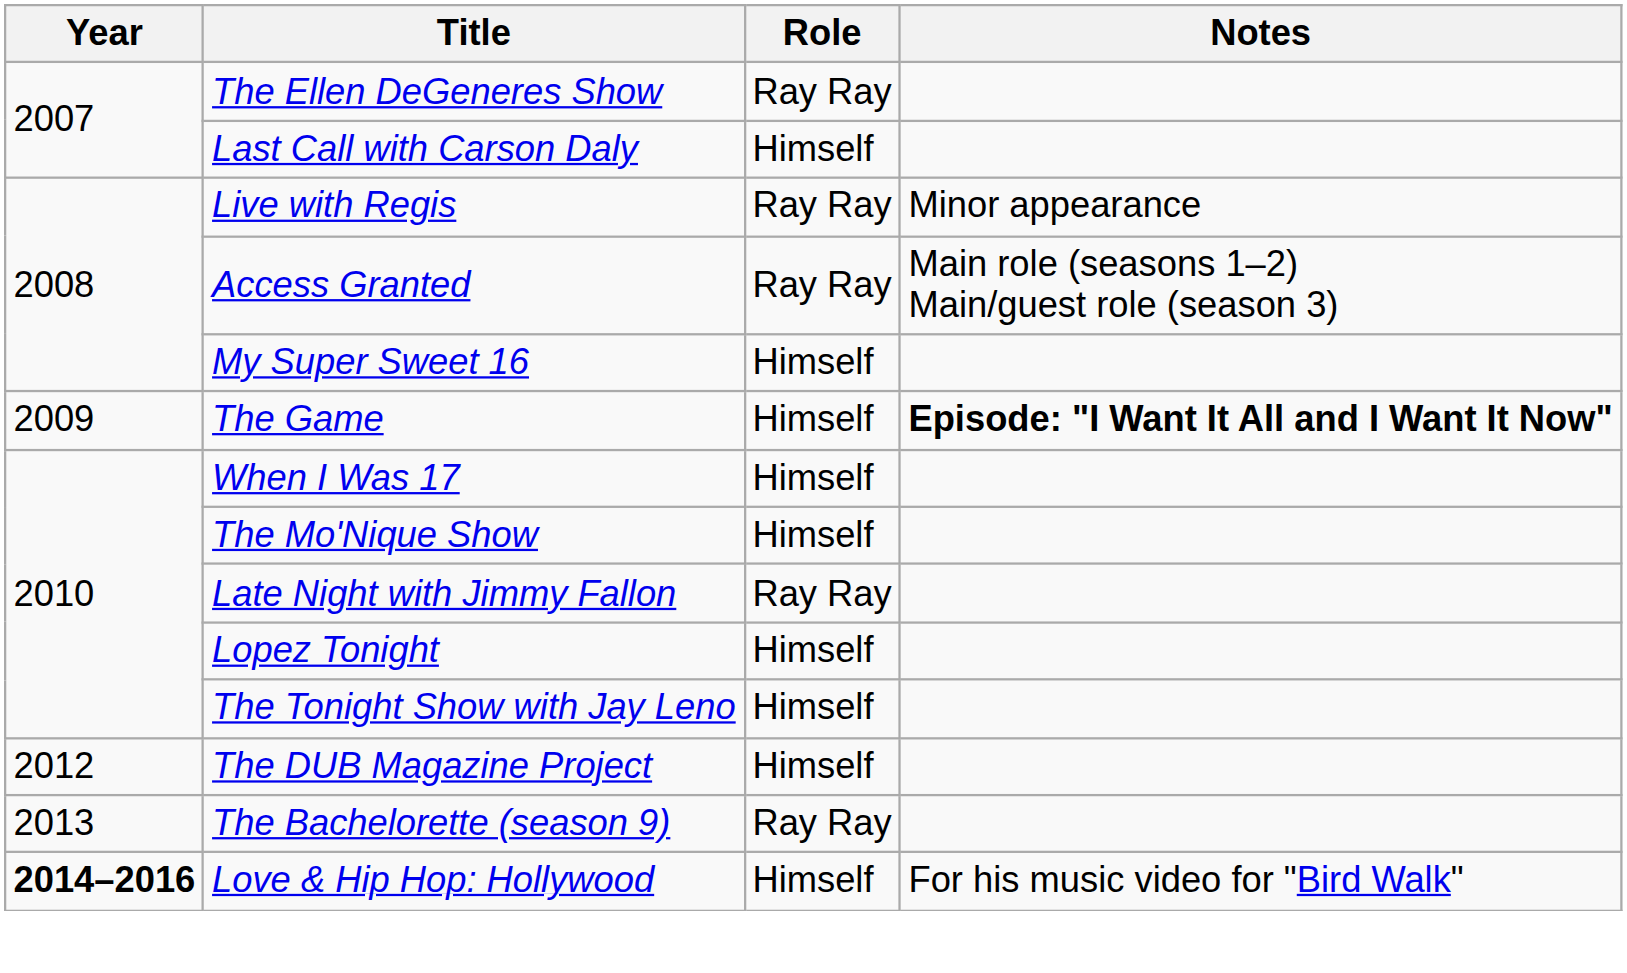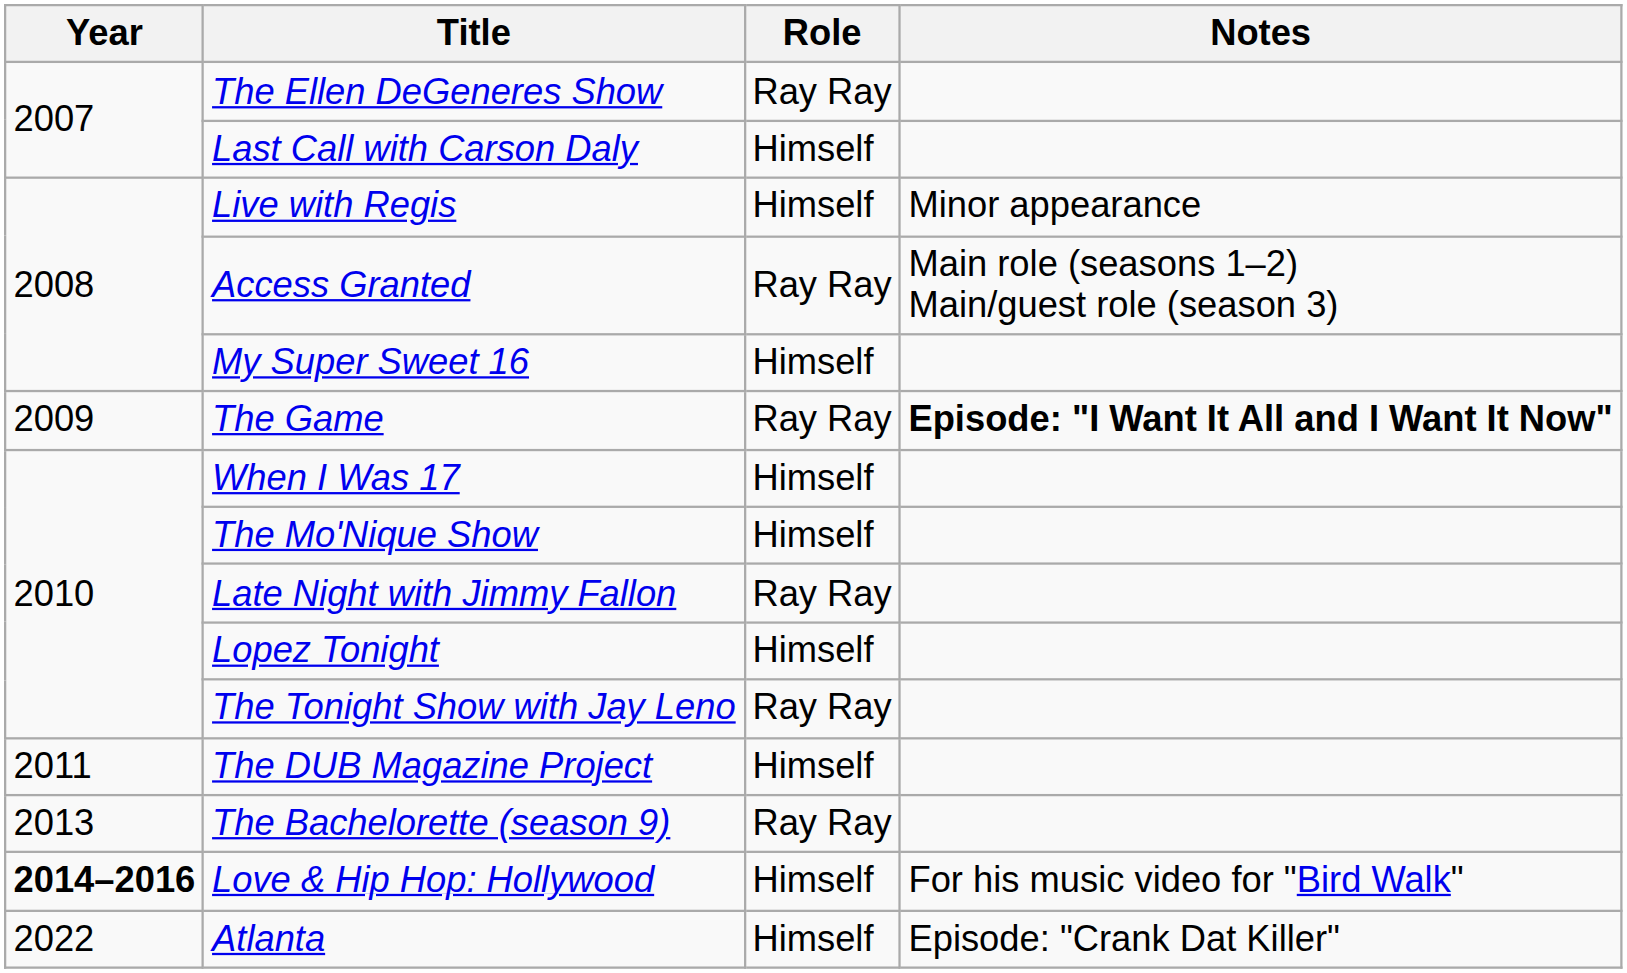(822, 206) Ray Ray -> (813, 206) Himself
(813, 419) Himself -> (822, 419) Ray Ray
(813, 707) Himself -> (822, 707) Ray Ray
(54, 765) 2012 -> (53, 765) 2011
+ row: (269, 938)
